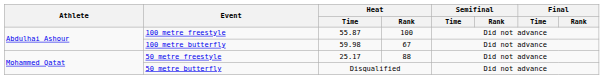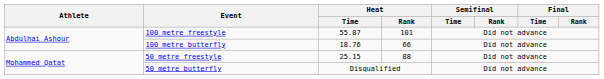(407, 33) 100 -> (407, 33) 101
(350, 45) 59.98 -> (350, 45) 18.76
(407, 45) 67 -> (407, 45) 66
(350, 56) 25.17 -> (350, 56) 25.15
